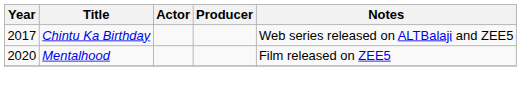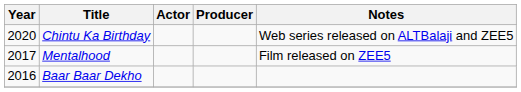(22, 35) 2017 -> (22, 35) 2020
(22, 55) 2020 -> (22, 55) 2017
+ row: (92, 76)
